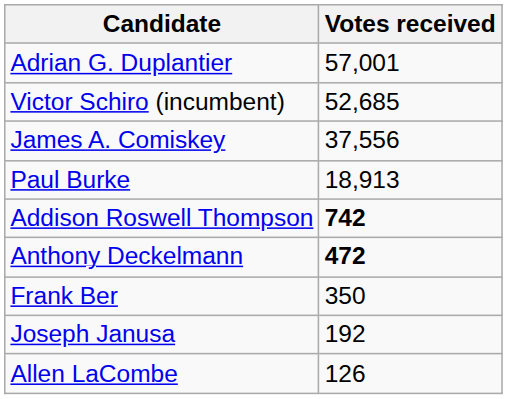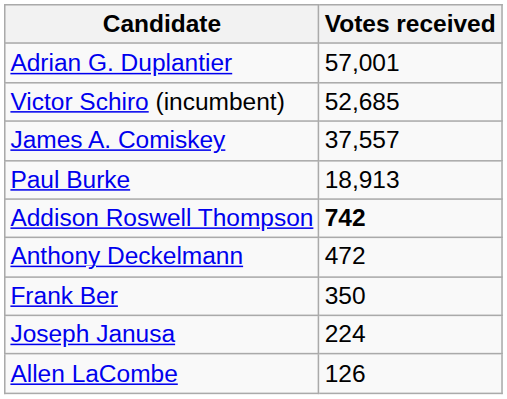(362, 140) 37,556 -> (362, 140) 37,557
(345, 256) bold -> (345, 256) normal
(345, 334) 192 -> (345, 334) 224
